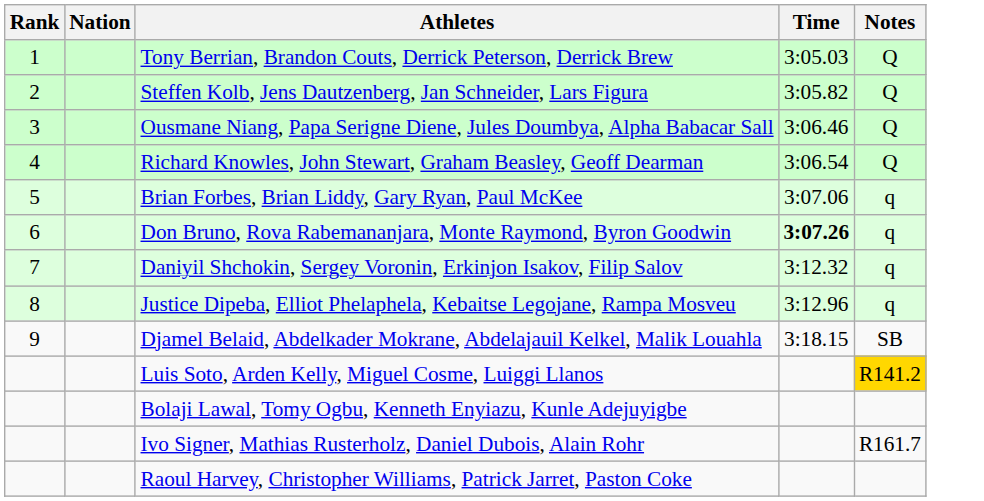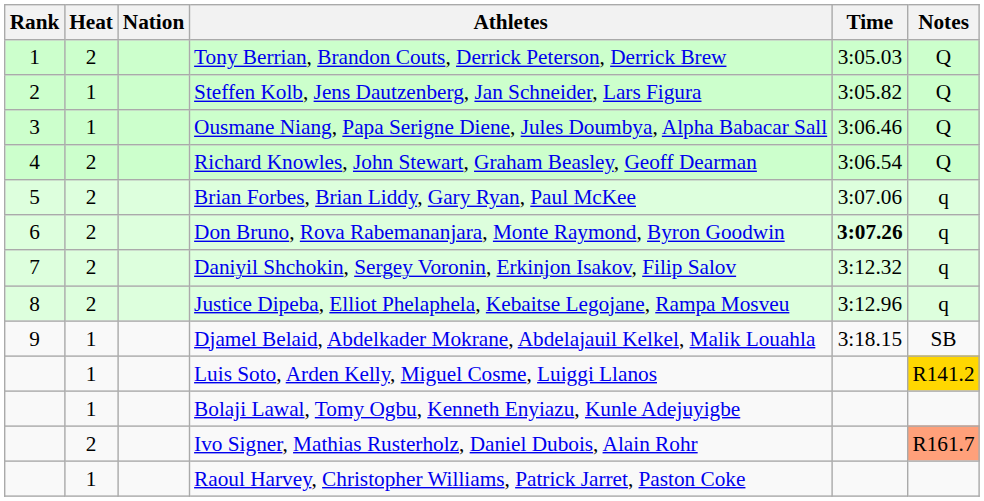+ column: (91, 22)
(890, 443) no background -> (944, 443) lightsalmon background
